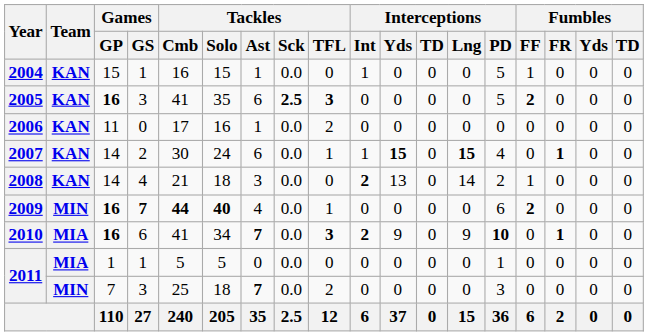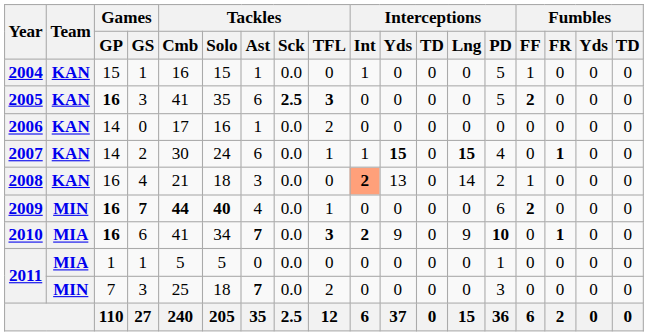(111, 126) 11 -> (111, 126) 14
(111, 180) 14 -> (111, 180) 16
(365, 180) no background -> (365, 180) lightsalmon background
